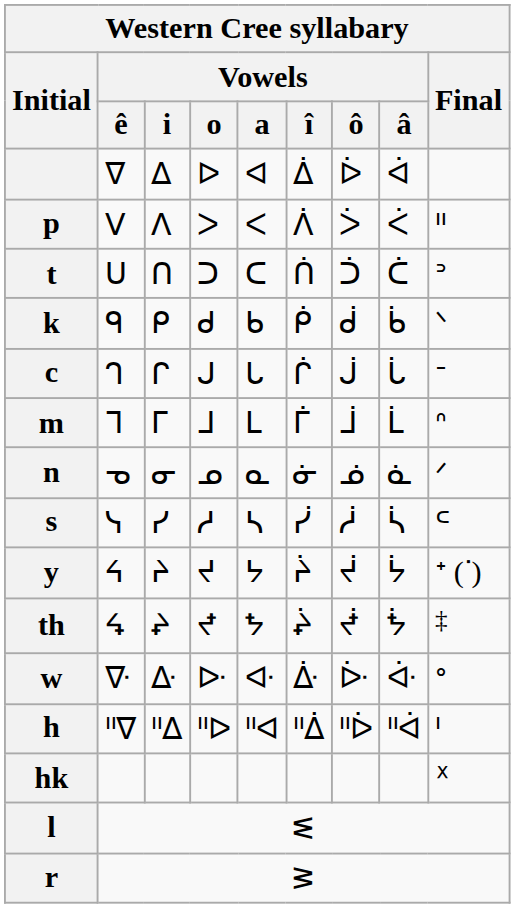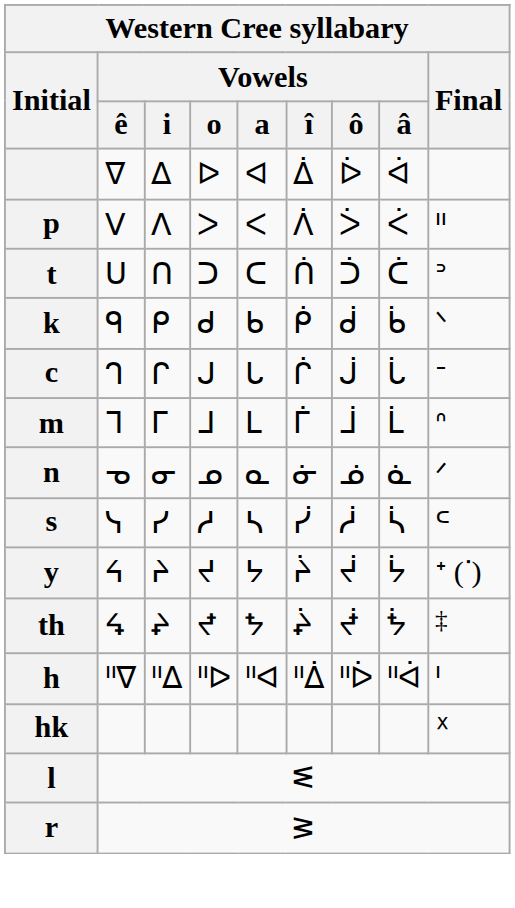- row: (51, 678)
